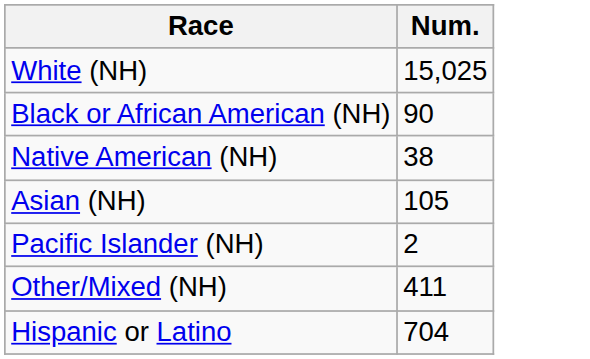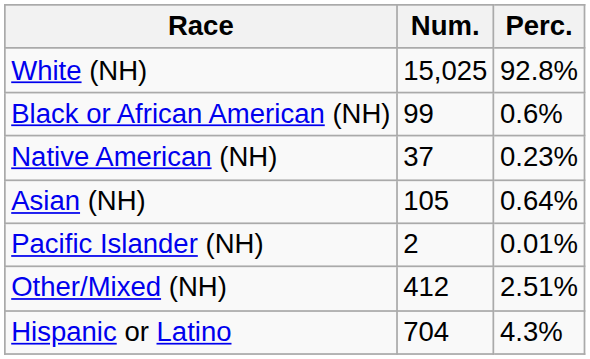+ column: (539, 26)
(418, 113) 90 -> (418, 113) 99
(418, 157) 38 -> (418, 157) 37
(425, 288) 411 -> (426, 288) 412
